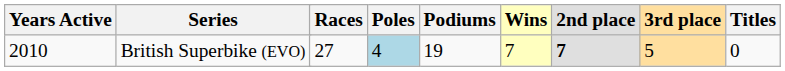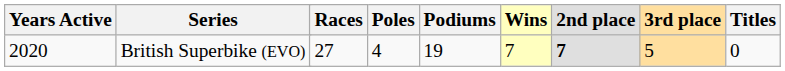(28, 50) 2010 -> (28, 50) 2020
(377, 50) lightblue background -> (377, 50) no background
